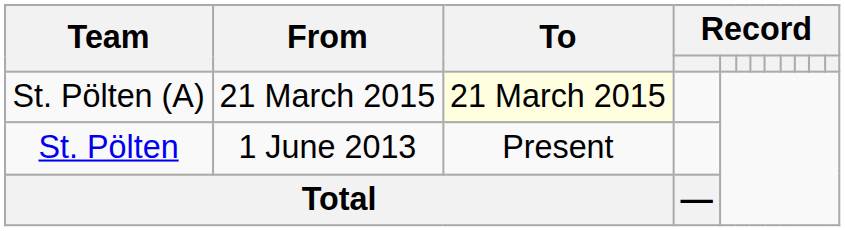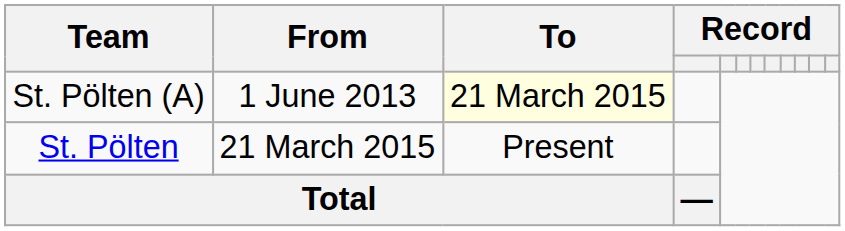(327, 96) 21 March 2015 -> (327, 96) 1 June 2013
(327, 147) 1 June 2013 -> (327, 147) 21 March 2015
